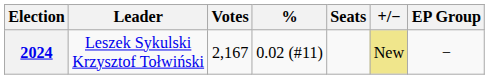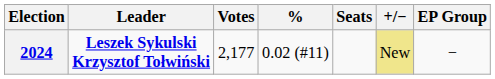(138, 52) normal -> (141, 52) bold
(230, 52) 2,167 -> (236, 52) 2,177
